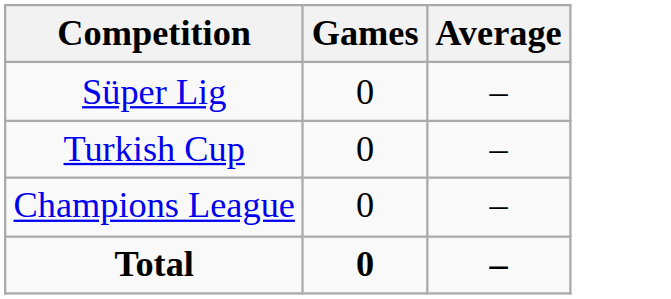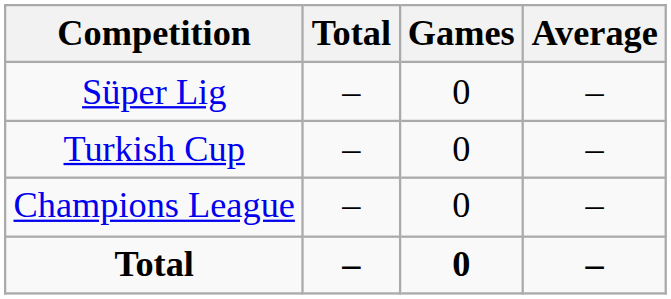+ column: (351, 33)
